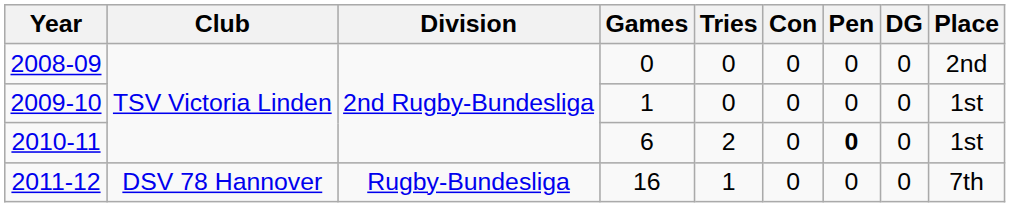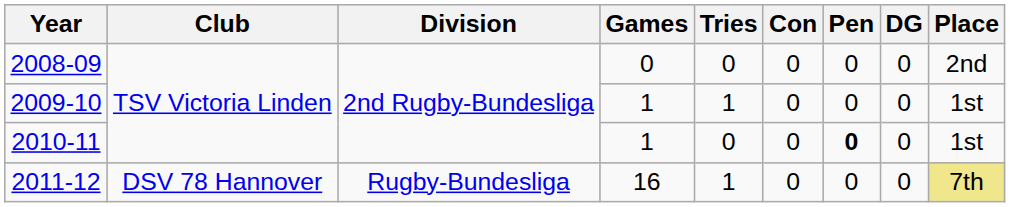(729, 102) 0 -> (729, 102) 1
(647, 142) 6 -> (647, 142) 1
(729, 142) 2 -> (729, 142) 0
(967, 181) no background -> (967, 181) khaki background
